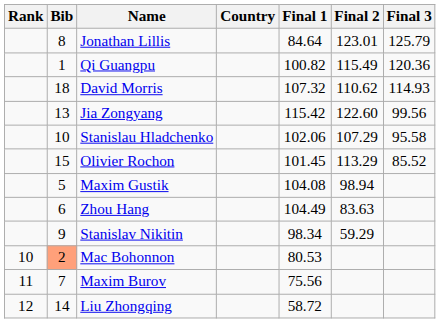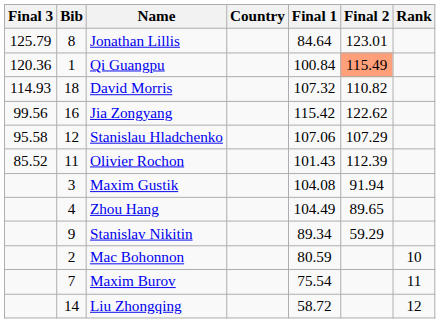columns swapped: (26, 16) <-> (409, 16)
(305, 64) 100.82 -> (314, 64) 100.84
(357, 64) no background -> (367, 64) lightsalmon background
(357, 88) 110.62 -> (367, 88) 110.82
(62, 112) 13 -> (72, 112) 16
(357, 112) 122.60 -> (367, 112) 122.62
(62, 137) 10 -> (72, 137) 12
(305, 137) 102.06 -> (314, 137) 107.06
(62, 161) 15 -> (72, 161) 11
(305, 161) 101.45 -> (314, 161) 101.43
(357, 161) 113.29 -> (367, 161) 112.39
(62, 185) 5 -> (72, 185) 3
(357, 185) 98.94 -> (367, 185) 91.94
(62, 209) 6 -> (72, 209) 4
(357, 209) 83.63 -> (367, 209) 89.65
(305, 233) 98.34 -> (314, 233) 89.34
(62, 257) lightsalmon background -> (72, 257) no background
(305, 257) 80.53 -> (314, 257) 80.59
(305, 281) 75.56 -> (314, 281) 75.54
